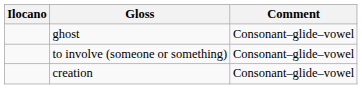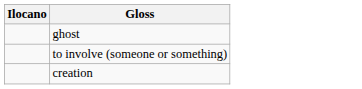- column: (294, 14)
